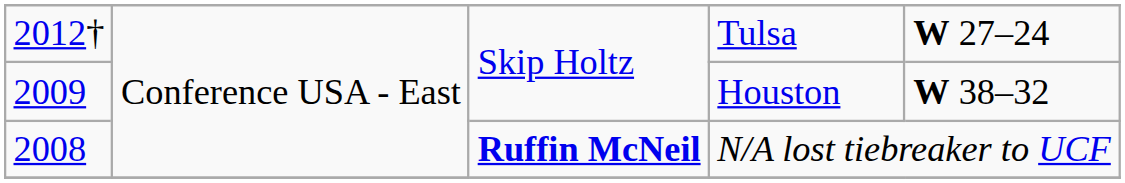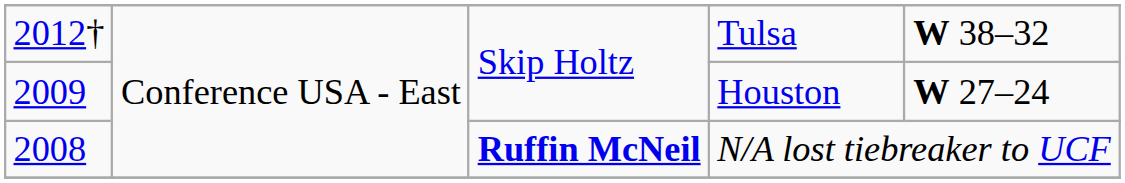(981, 33) W 27–24 -> (981, 33) W 38–32
(981, 90) W 38–32 -> (981, 90) W 27–24
